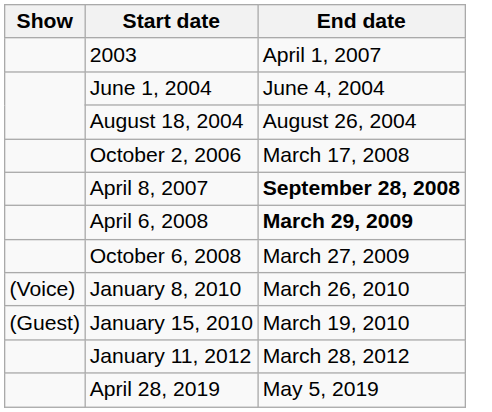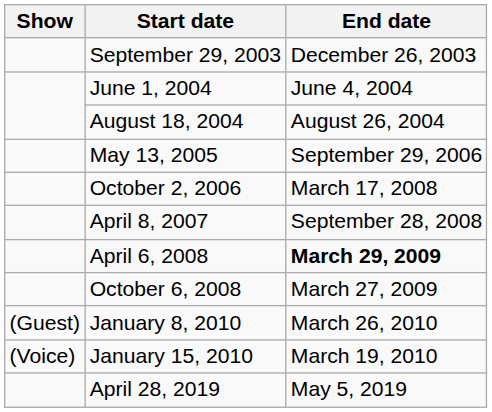- row: (113, 54)
+ row: (185, 54)
+ row: (154, 155)
(361, 188) bold -> (387, 222) normal
(42, 289) (Voice) -> (45, 322) (Guest)
(45, 322) (Guest) -> (42, 356) (Voice)
- row: (171, 356)
